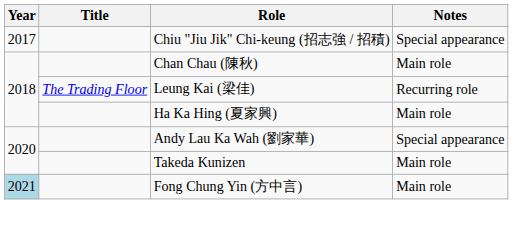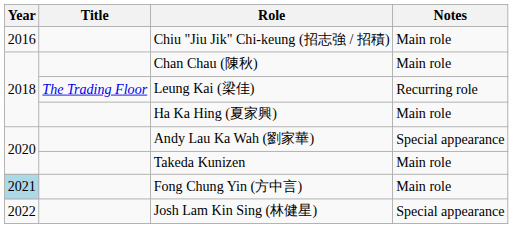(22, 39) 2017 -> (22, 39) 2016
(450, 39) Special appearance -> (424, 39) Main role
+ row: (235, 211)
